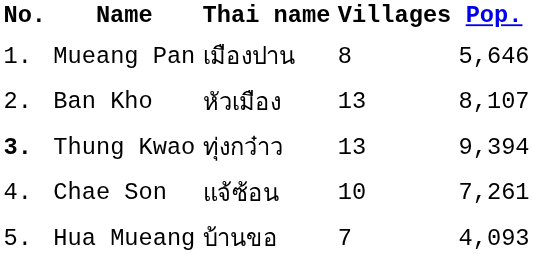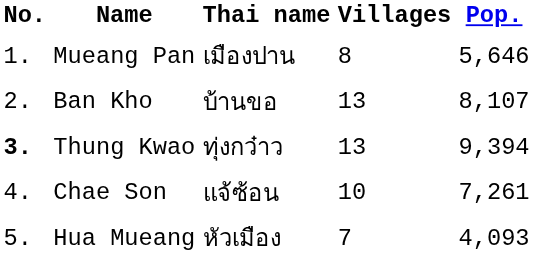(242, 103) หัวเมือง -> (240, 103) บ้านขอ
(240, 240) บ้านขอ -> (242, 240) หัวเมือง
